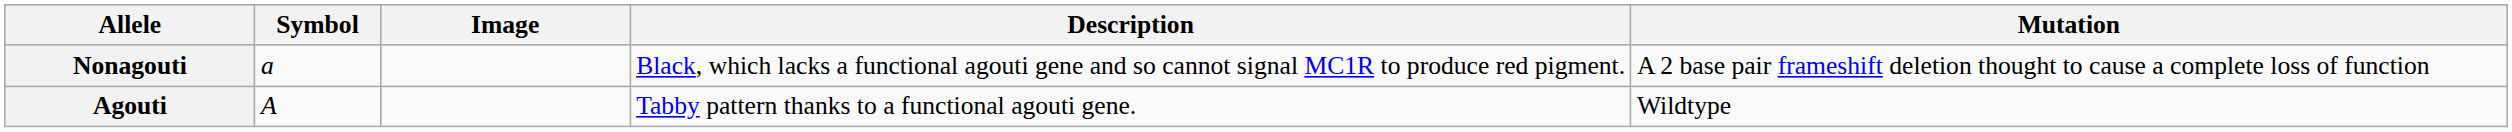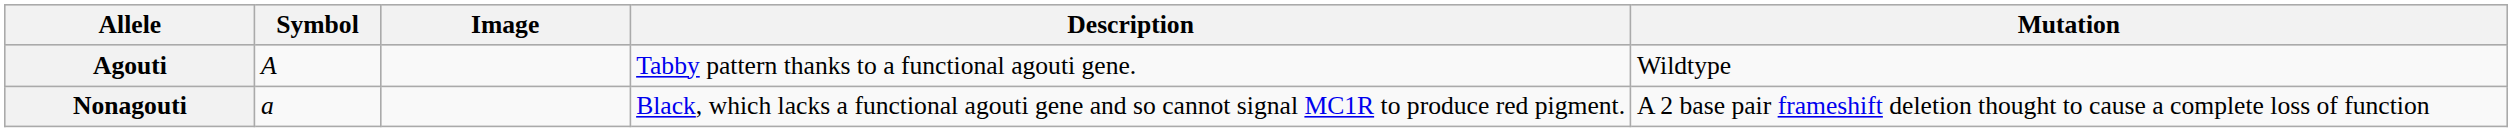rows swapped: (130, 106) <-> (130, 65)
